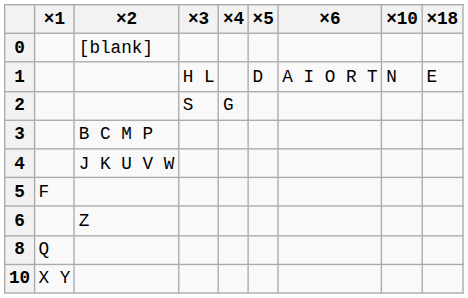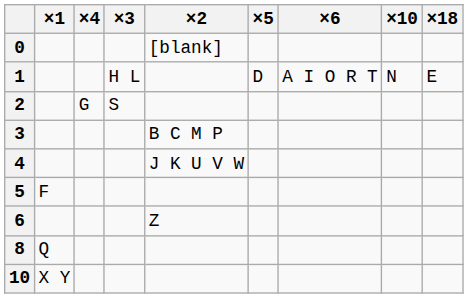columns swapped: (127, 19) <-> (234, 19)
